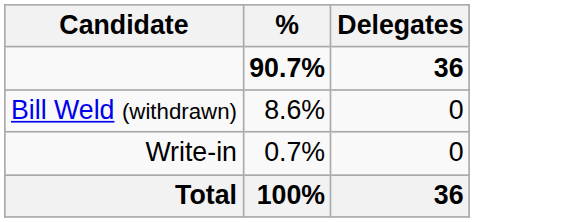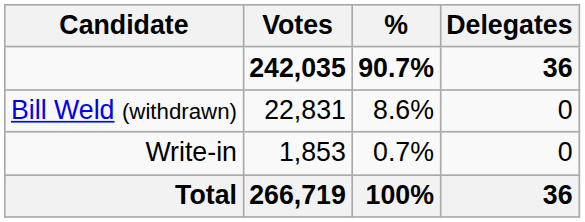+ column: (298, 25)
